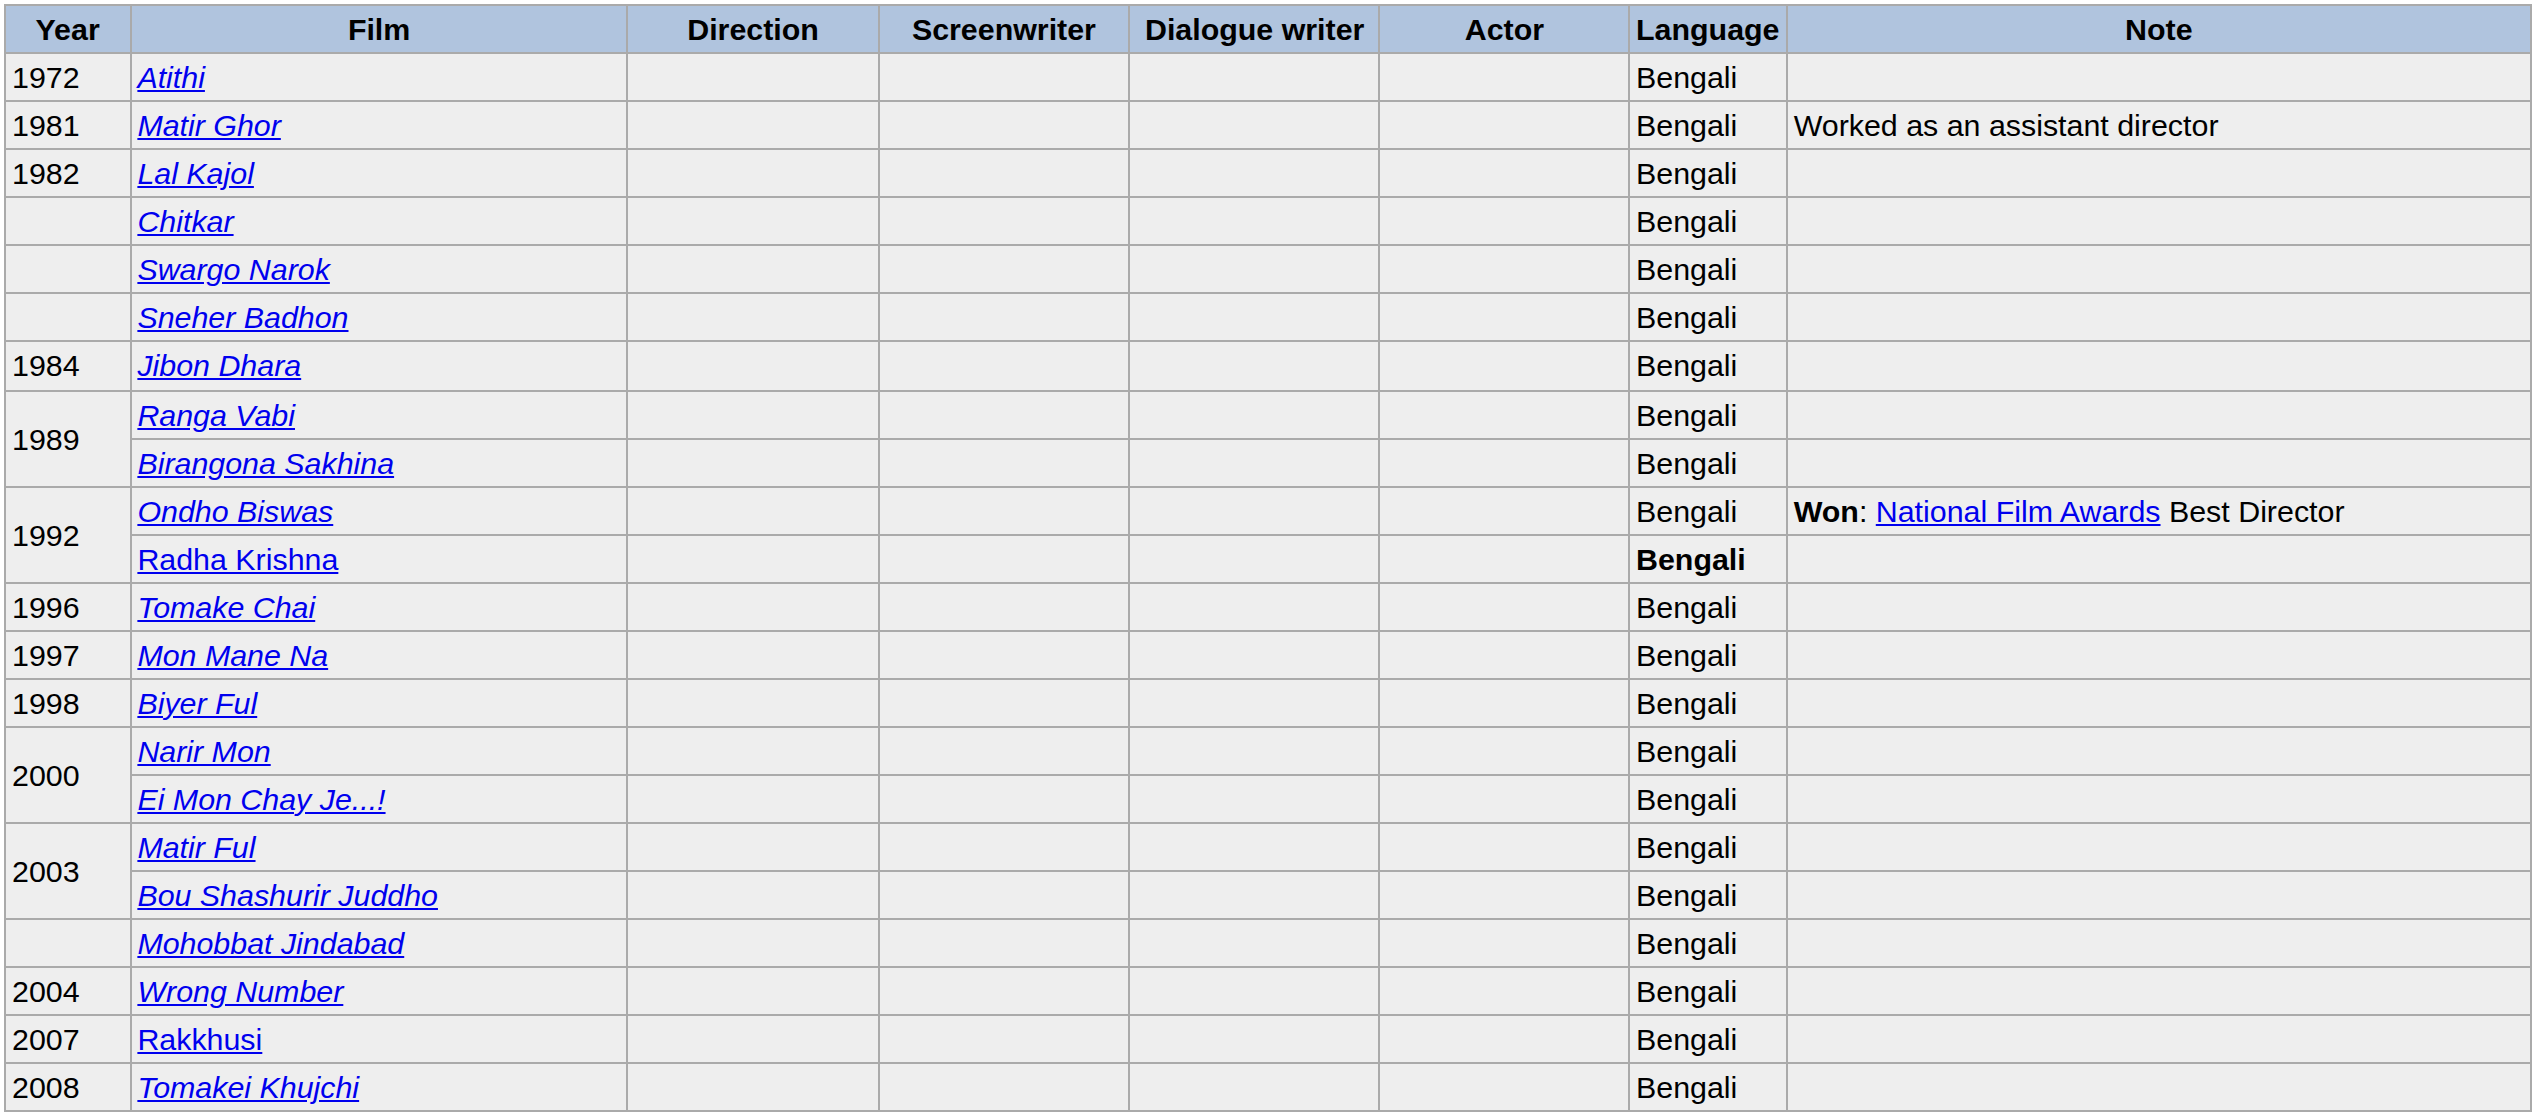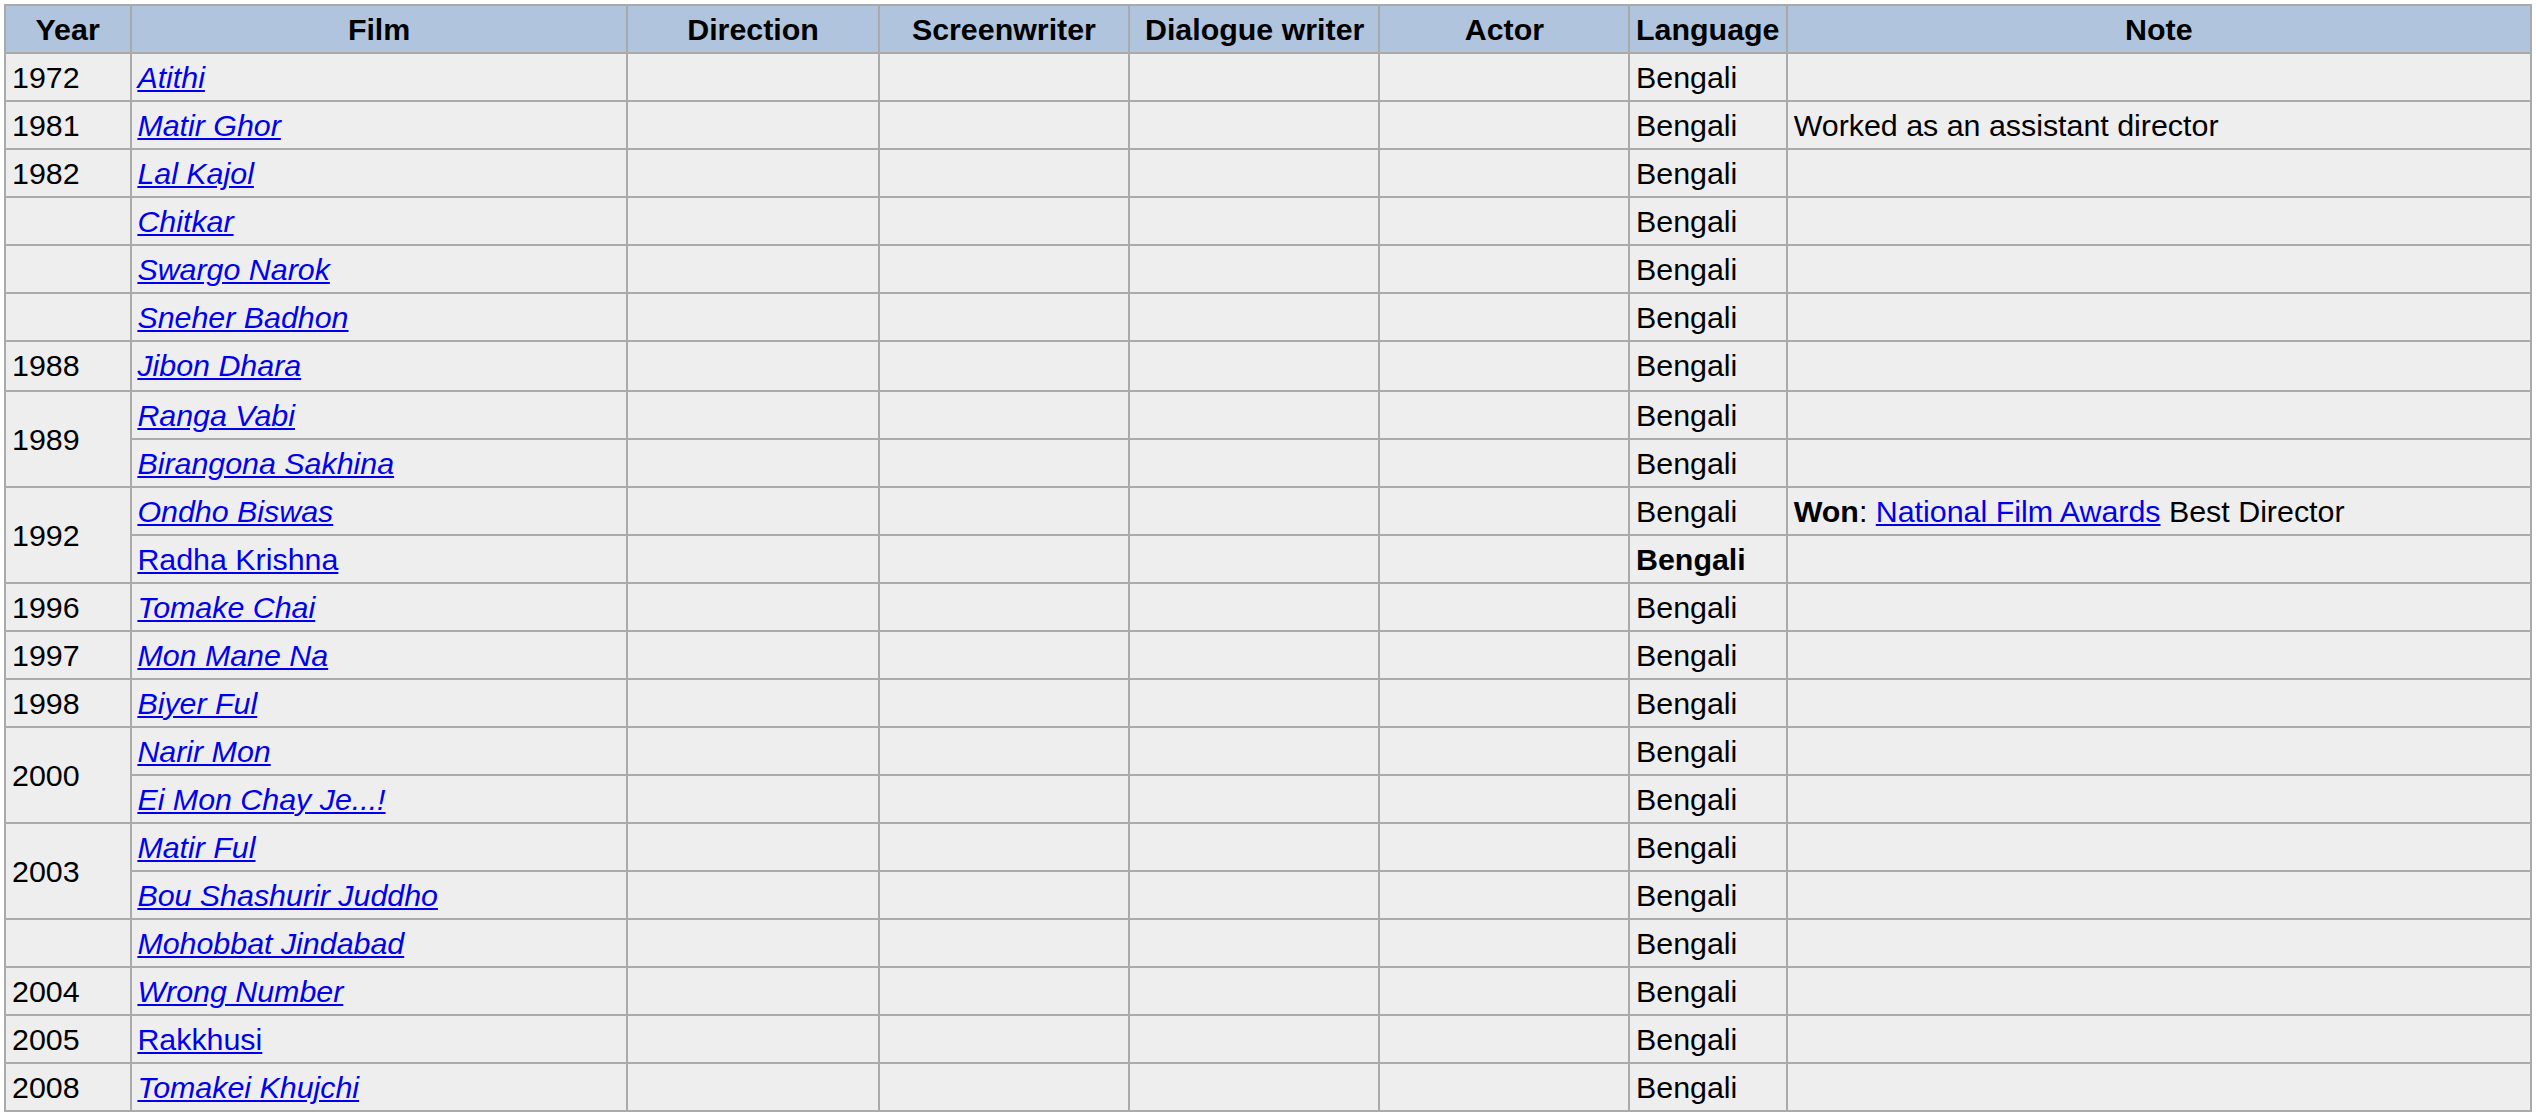(46, 366) 1984 -> (46, 366) 1988
(46, 1040) 2007 -> (46, 1040) 2005
